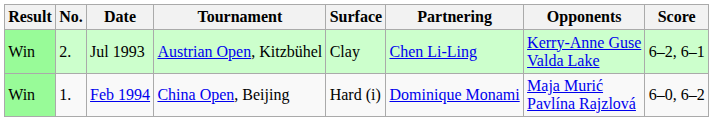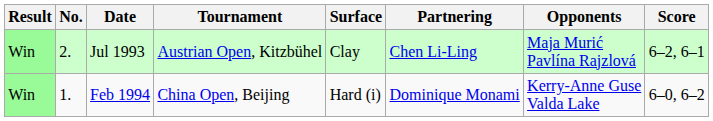(584, 51) Kerry-Anne Guse Valda Lake -> (582, 51) Maja Murić Pavlína Rajzlová
(582, 94) Maja Murić Pavlína Rajzlová -> (584, 94) Kerry-Anne Guse Valda Lake
